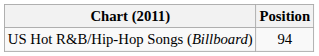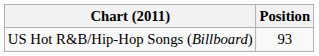(285, 39) 94 -> (285, 39) 93
